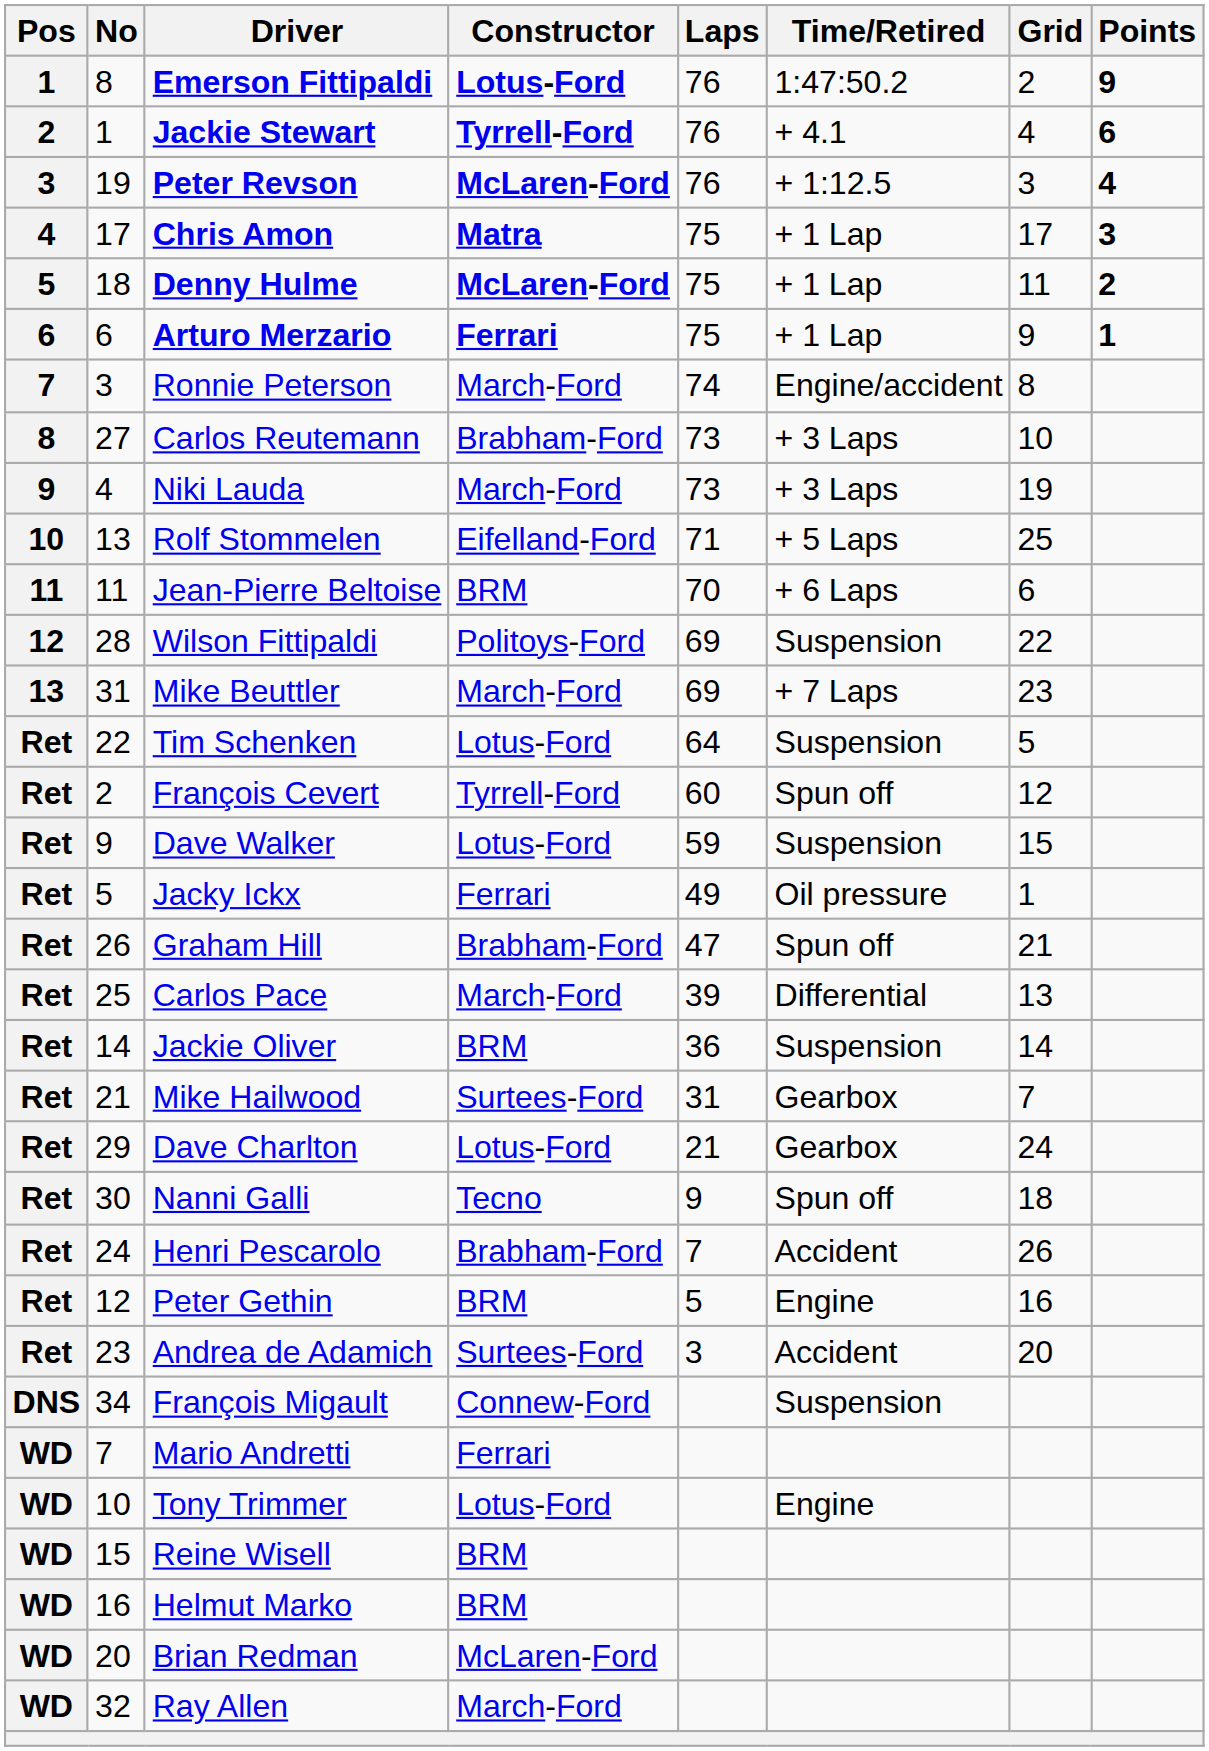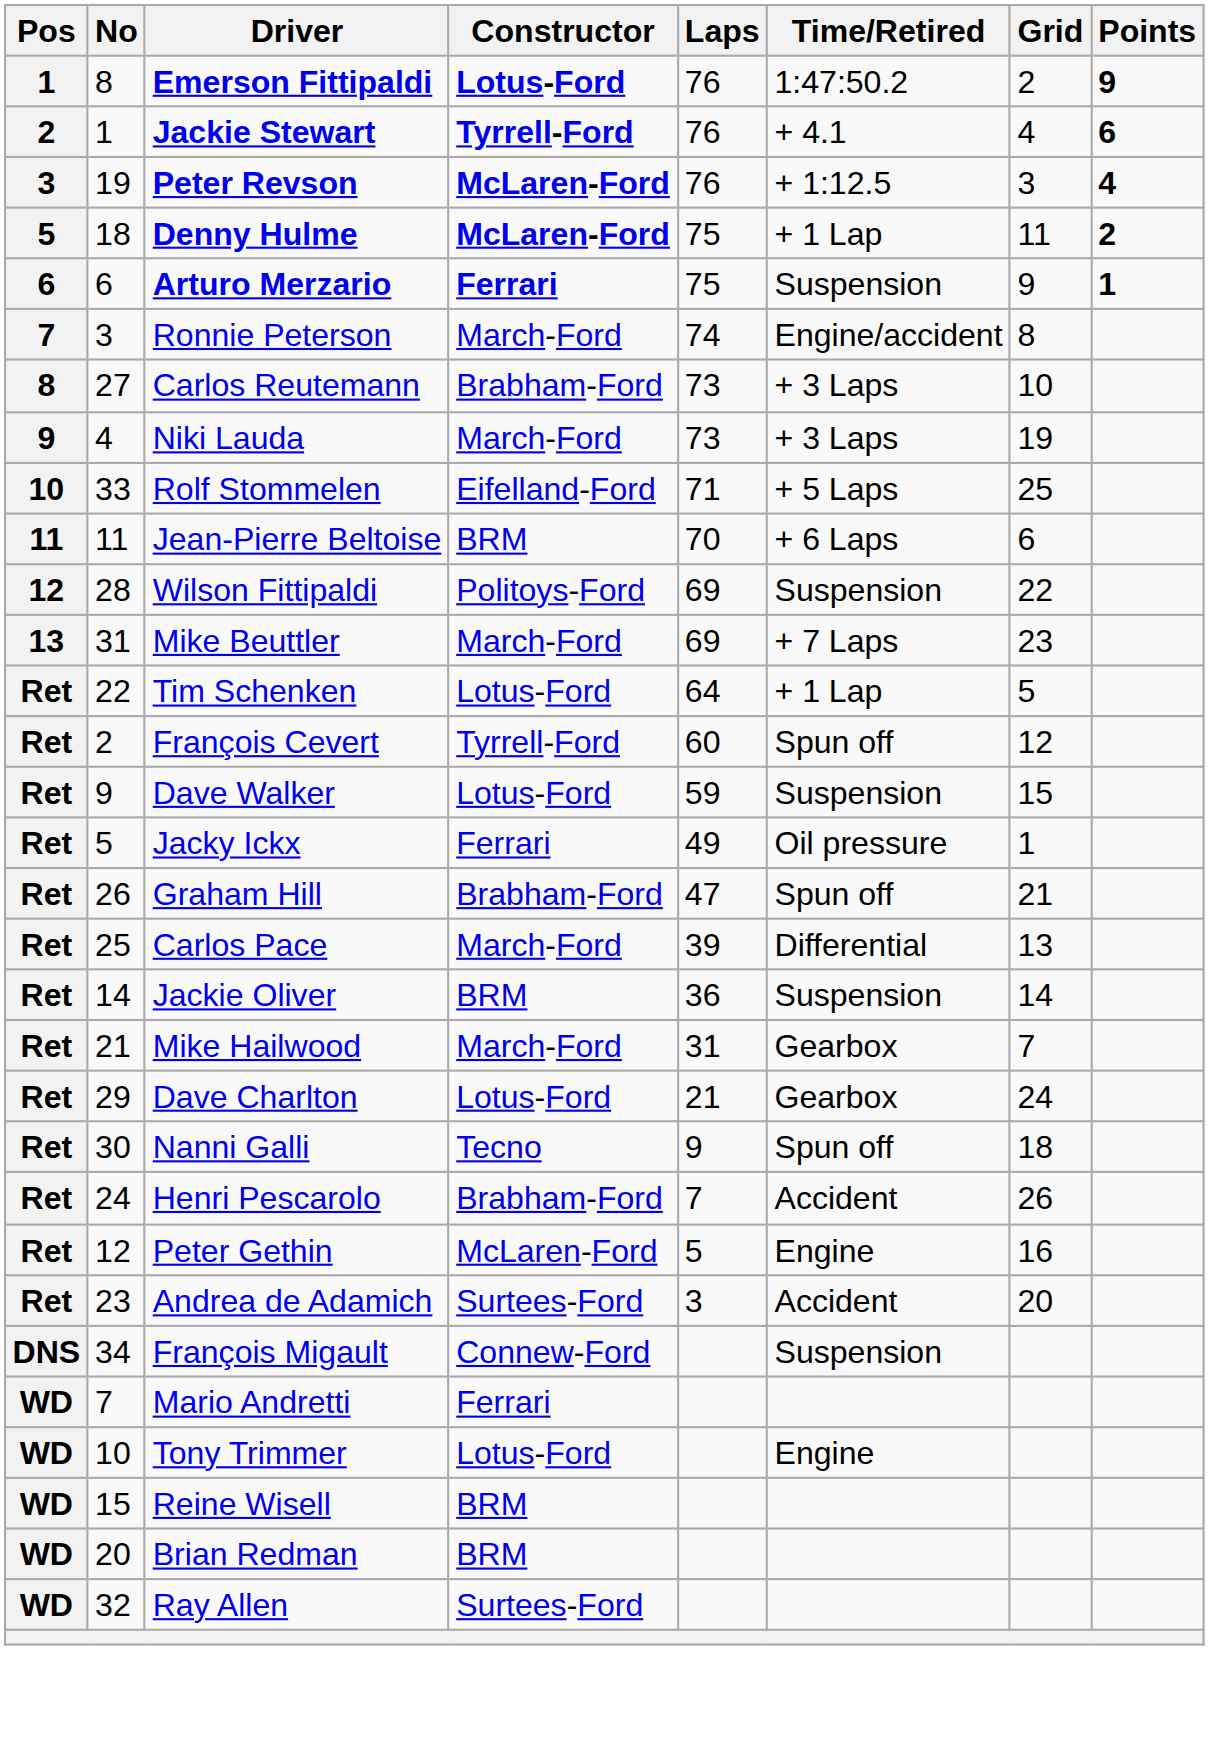- row: (243, 234)
(828, 335) + 1 Lap -> (858, 284) Suspension
(113, 538) 13 -> (113, 488) 33
(858, 741) Suspension -> (828, 691) + 1 Lap
(550, 1097) Surtees-Ford -> (539, 1046) March-Ford
(492, 1300) BRM -> (557, 1249) McLaren-Ford
- row: (252, 1605)
(557, 1655) McLaren-Ford -> (492, 1554) BRM
(539, 1706) March-Ford -> (550, 1605) Surtees-Ford
